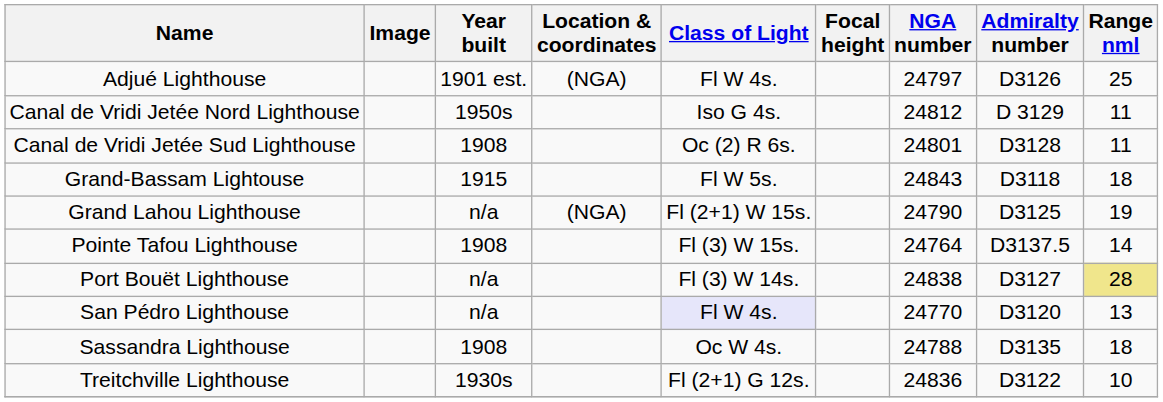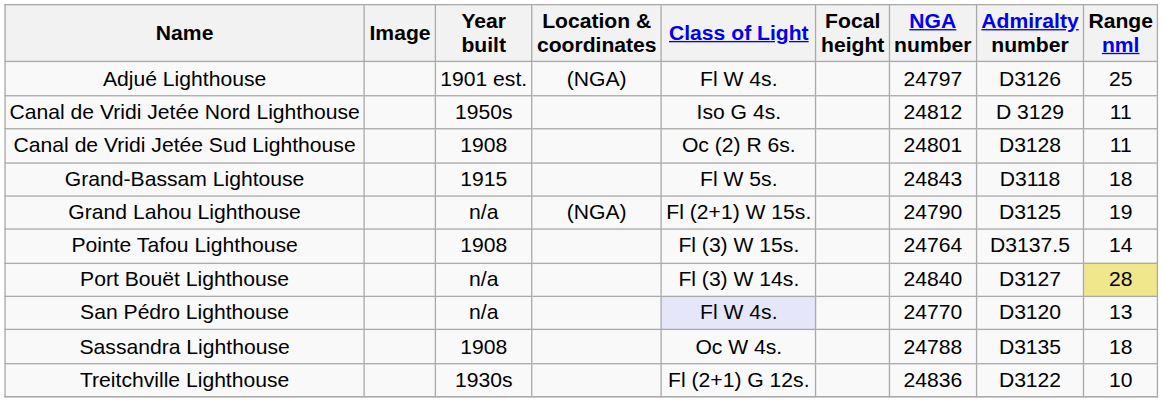(933, 279) 24838 -> (933, 279) 24840
